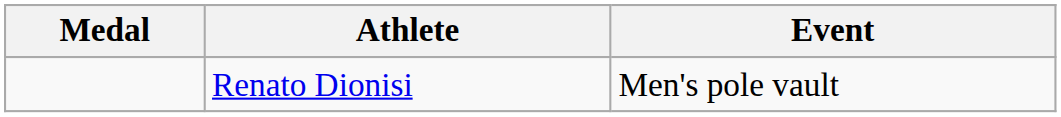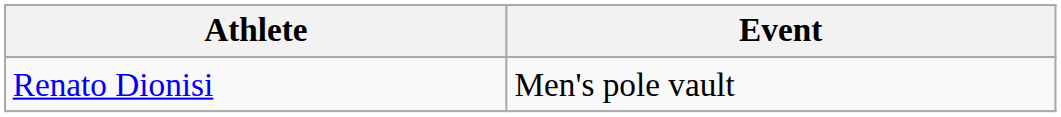- column: (105, 30)
